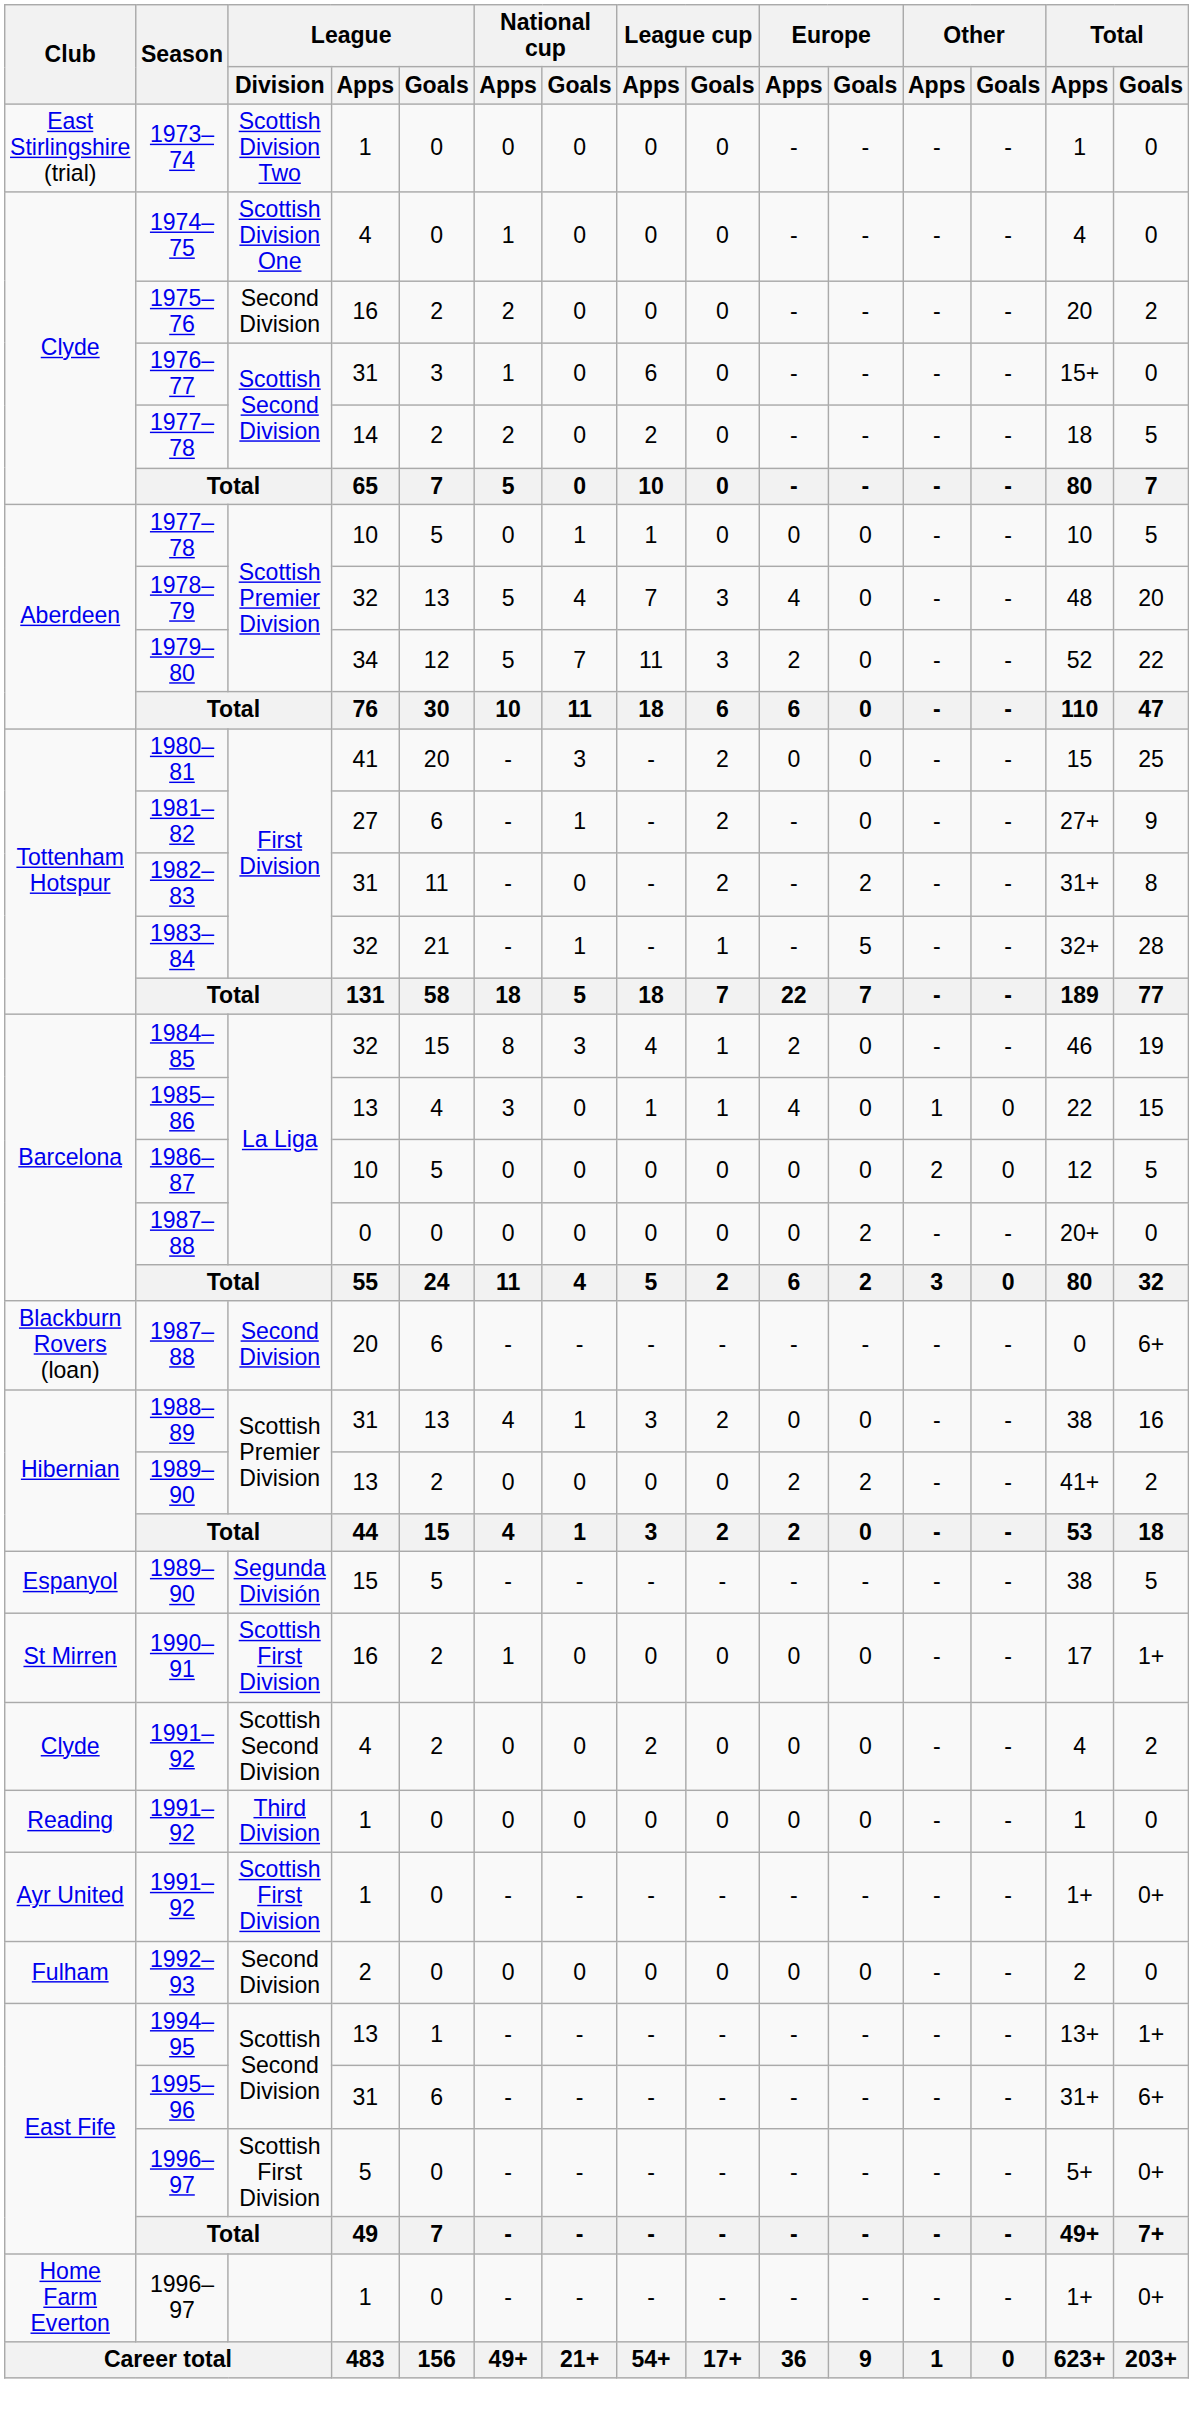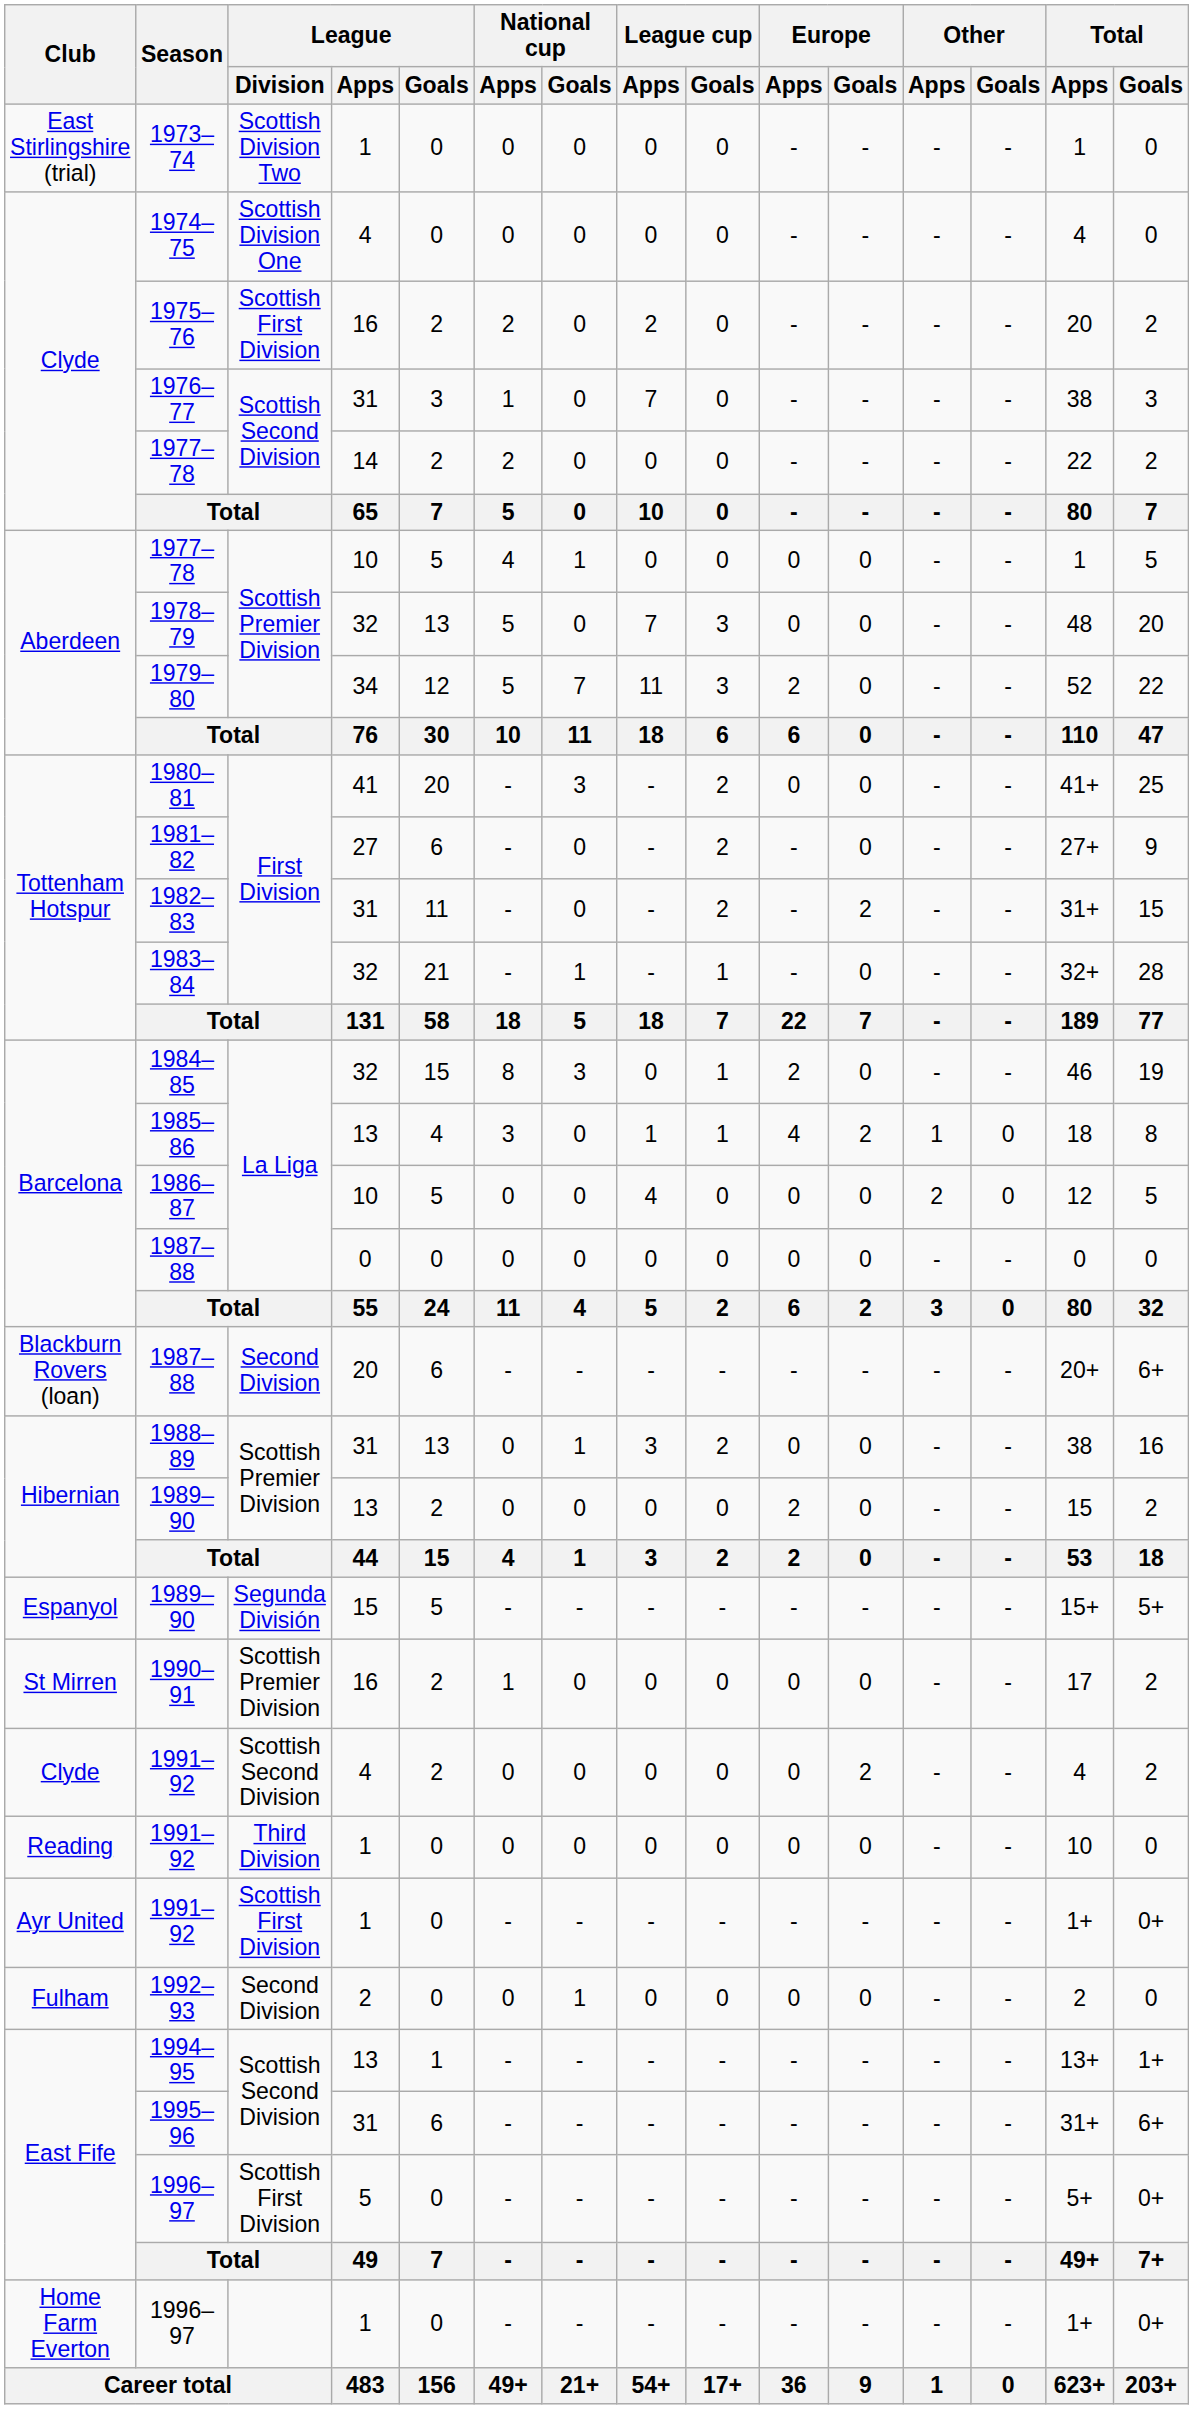(508, 236) 1 -> (508, 236) 0
(280, 311) Second Division -> (280, 324) Scottish First Division
(651, 311) 0 -> (651, 324) 2
(651, 373) 6 -> (651, 399) 7
(1080, 373) 15+ -> (1080, 399) 38
(1151, 373) 0 -> (1151, 399) 3
(651, 436) 2 -> (651, 462) 0
(1080, 436) 18 -> (1080, 462) 22
(1151, 436) 5 -> (1151, 462) 2
(508, 535) 0 -> (508, 561) 4
(651, 535) 1 -> (651, 561) 0
(1080, 535) 10 -> (1080, 561) 1
(580, 597) 4 -> (580, 623) 0
(794, 597) 4 -> (794, 623) 0
(1080, 759) 15 -> (1080, 785) 41+
(580, 821) 1 -> (580, 847) 0
(1151, 884) 8 -> (1151, 910) 15
(865, 946) 5 -> (865, 972) 0
(651, 1045) 4 -> (651, 1071) 0
(865, 1108) 0 -> (865, 1134) 2
(1080, 1108) 22 -> (1080, 1134) 18
(1151, 1108) 15 -> (1151, 1134) 8
(651, 1170) 0 -> (651, 1196) 4
(865, 1233) 2 -> (865, 1259) 0
(1080, 1233) 20+ -> (1080, 1259) 0
(1080, 1345) 0 -> (1080, 1370) 20+
(508, 1420) 4 -> (508, 1446) 0
(865, 1482) 2 -> (865, 1508) 0
(1080, 1482) 41+ -> (1080, 1508) 15
(1080, 1581) 38 -> (1080, 1607) 15+
(1151, 1581) 5 -> (1151, 1607) 5+
(280, 1657) Scottish First Division -> (280, 1683) Scottish Premier Division
(1151, 1657) 1+ -> (1151, 1683) 2
(651, 1745) 2 -> (651, 1771) 0
(865, 1745) 0 -> (865, 1771) 2
(1080, 1821) 1 -> (1080, 1847) 10
(580, 1971) 0 -> (580, 1997) 1
